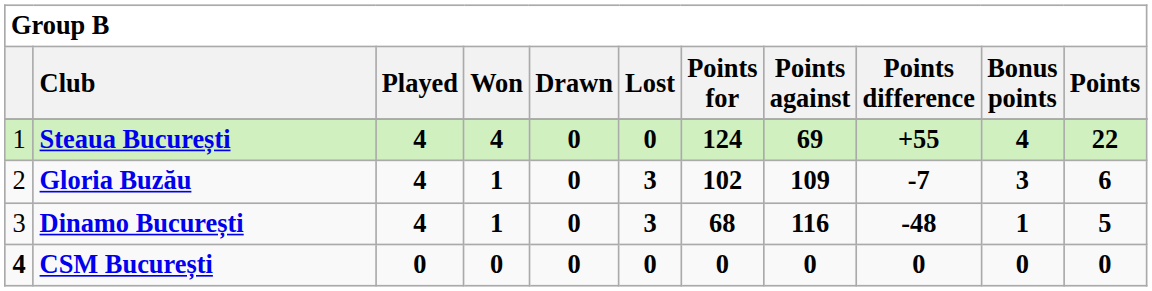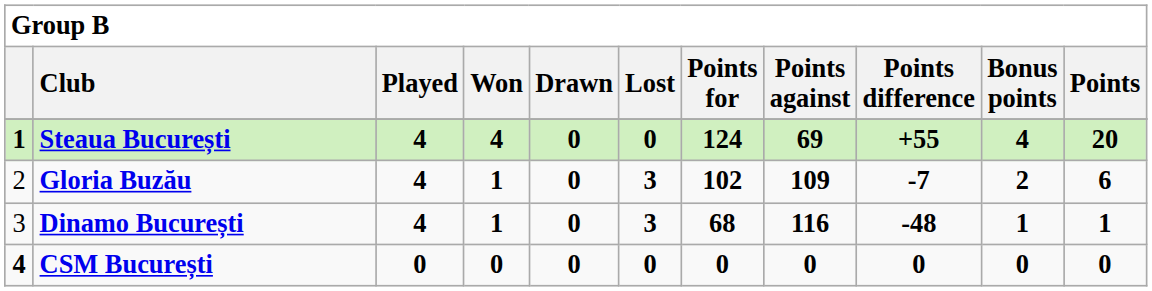(19, 139) normal -> (19, 139) bold
(1105, 139) 22 -> (1105, 139) 20
(1022, 181) 3 -> (1022, 181) 2
(1105, 223) 5 -> (1105, 223) 1
